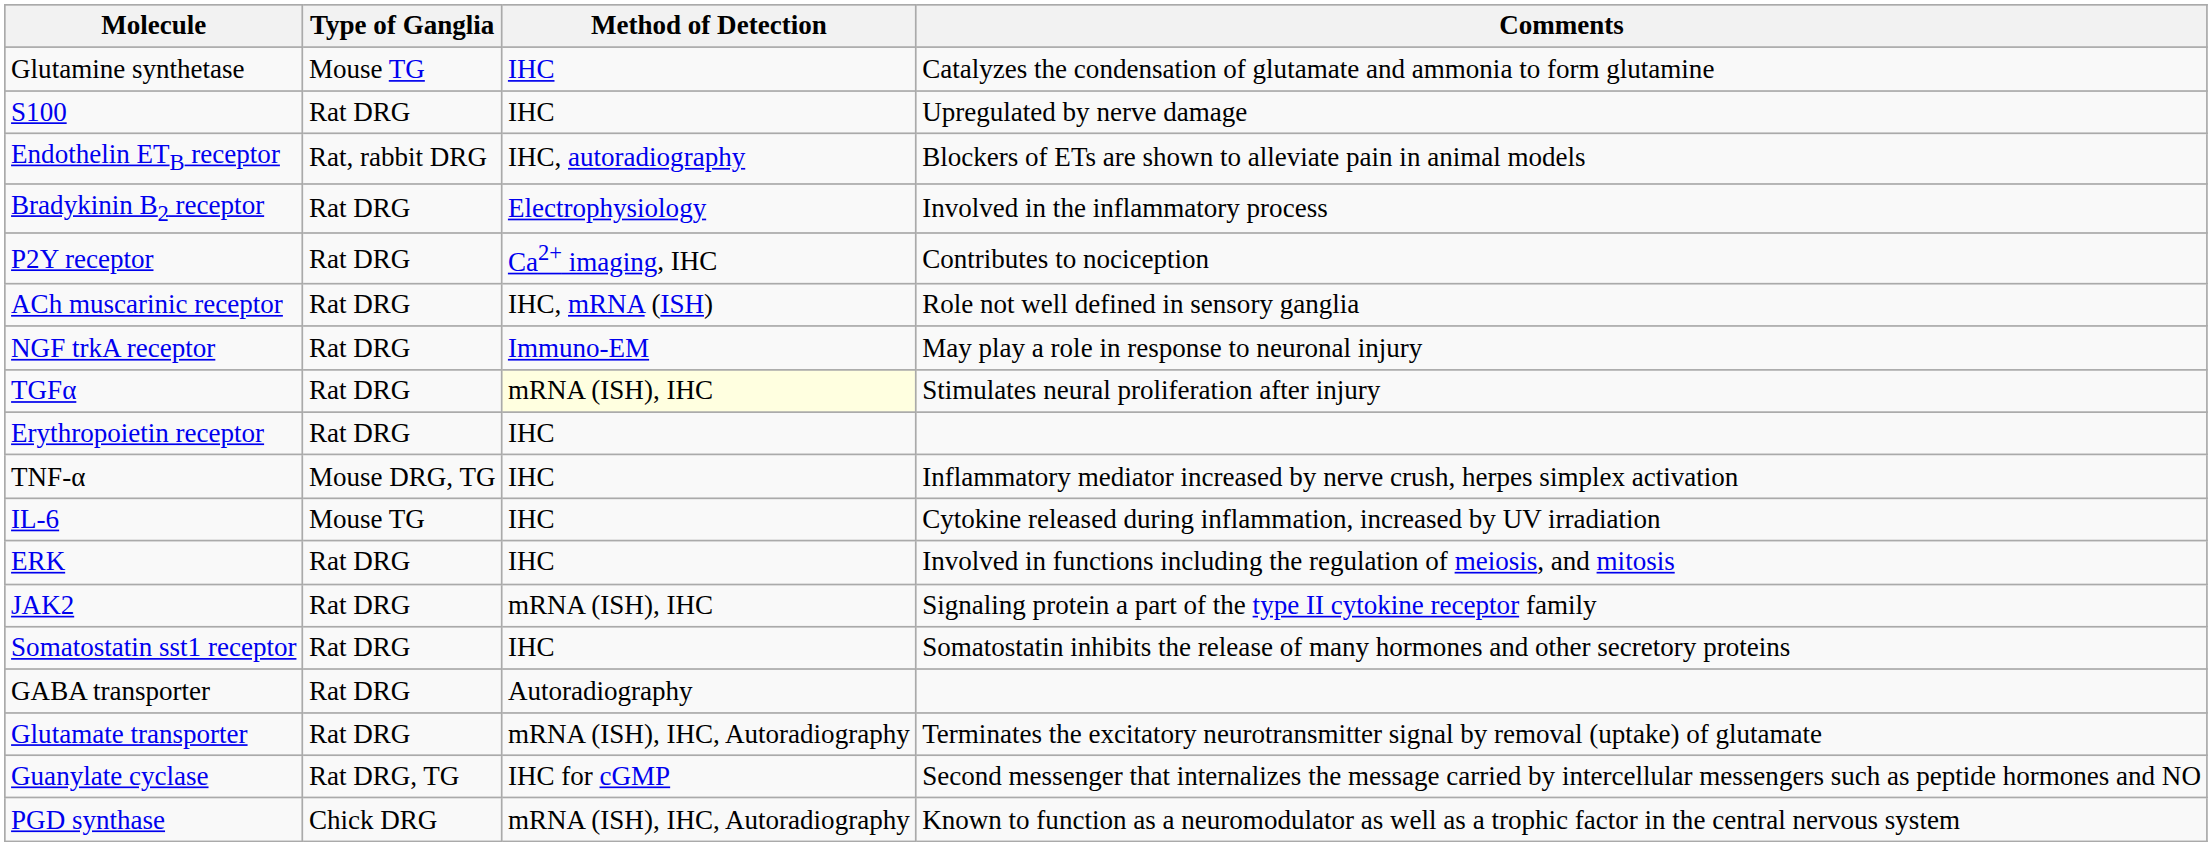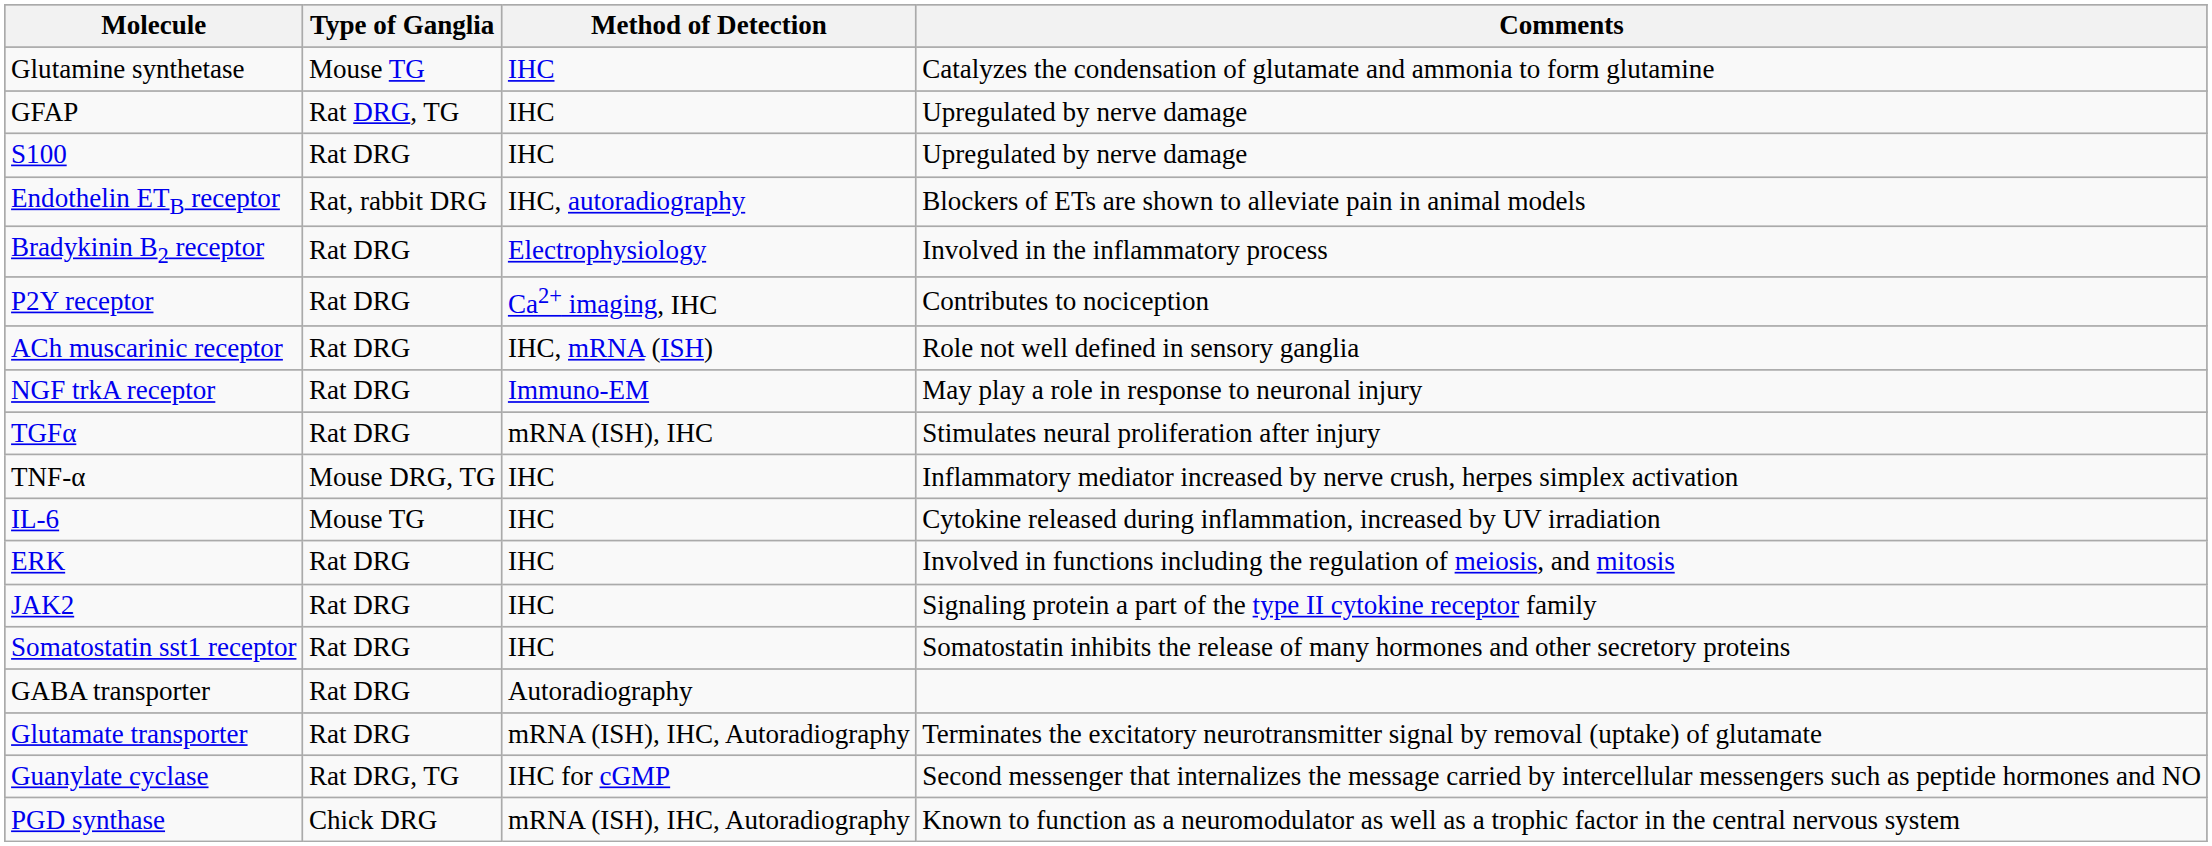+ row: (45, 111)
(610, 390) lightyellow background -> (610, 433) no background
- row: (138, 433)
(610, 604) mRNA (ISH), IHC -> (531, 604) IHC
